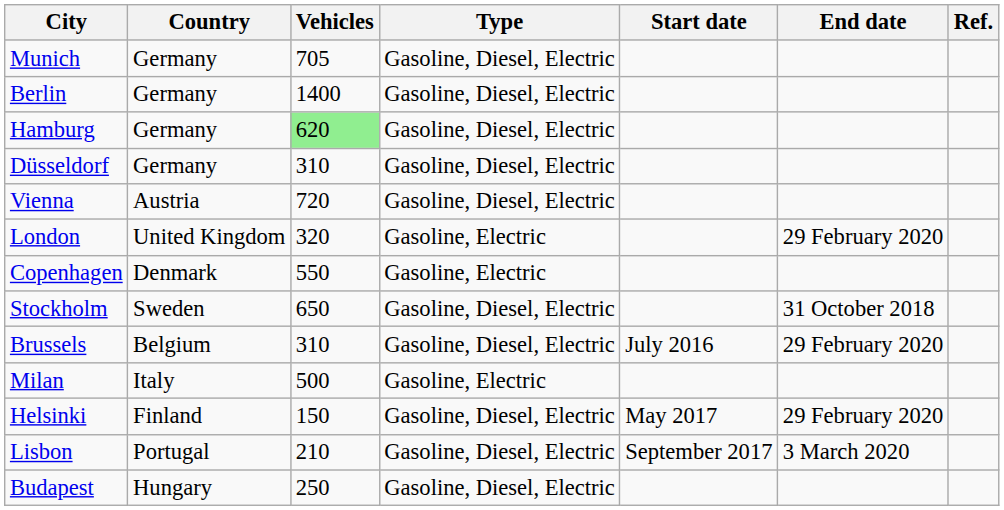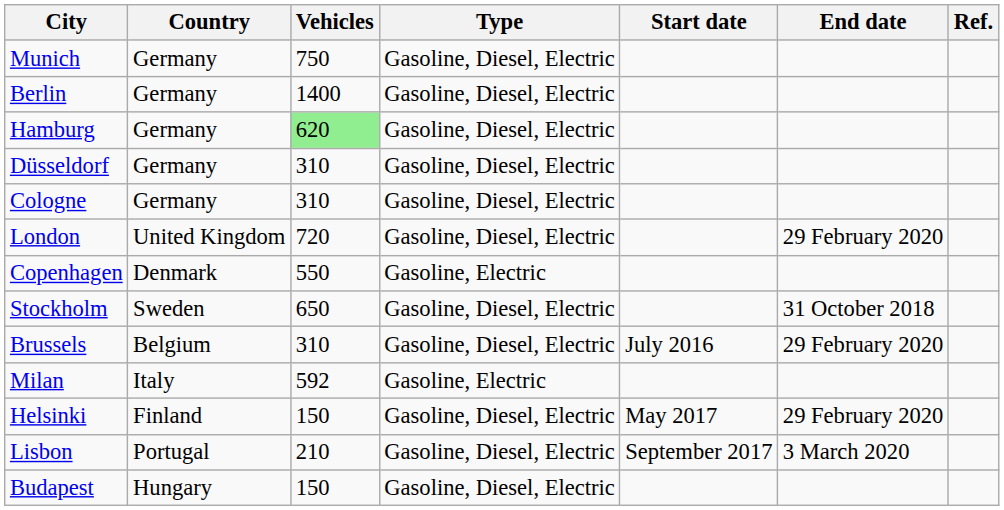(313, 58) 705 -> (313, 58) 750
+ row: (48, 201)
- row: (42, 201)
(313, 237) 320 -> (313, 237) 720
(465, 237) Gasoline, Electric -> (500, 237) Gasoline, Diesel, Electric
(313, 380) 500 -> (313, 380) 592
(313, 487) 250 -> (313, 487) 150
